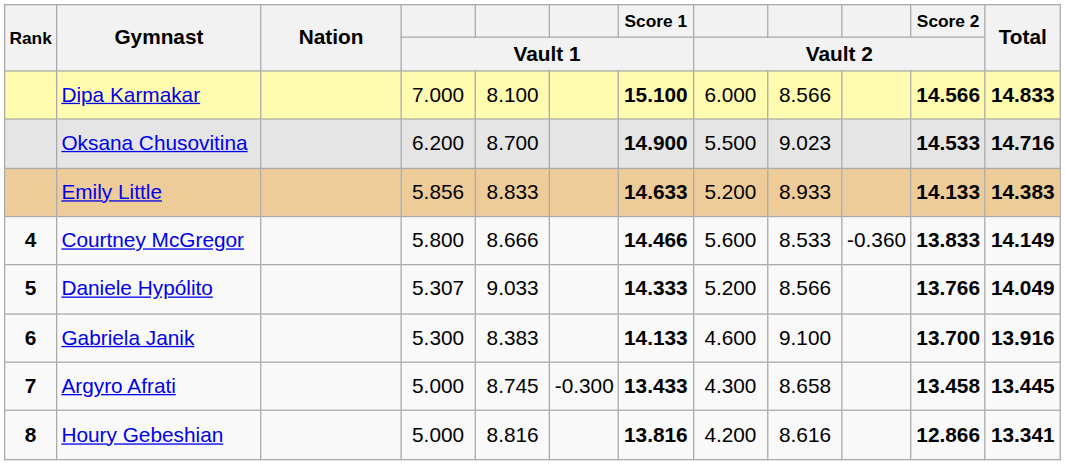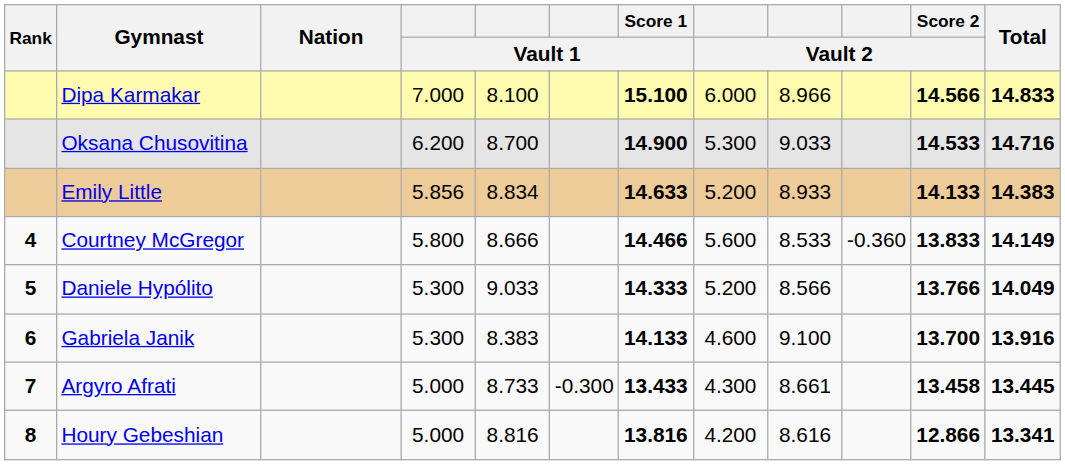(805, 94) 8.566 -> (805, 94) 8.966
(730, 143) 5.500 -> (730, 143) 5.300
(805, 143) 9.023 -> (805, 143) 9.033
(513, 191) 8.833 -> (513, 191) 8.834
(438, 289) 5.307 -> (438, 289) 5.300
(513, 386) 8.745 -> (513, 386) 8.733
(805, 386) 8.658 -> (805, 386) 8.661
